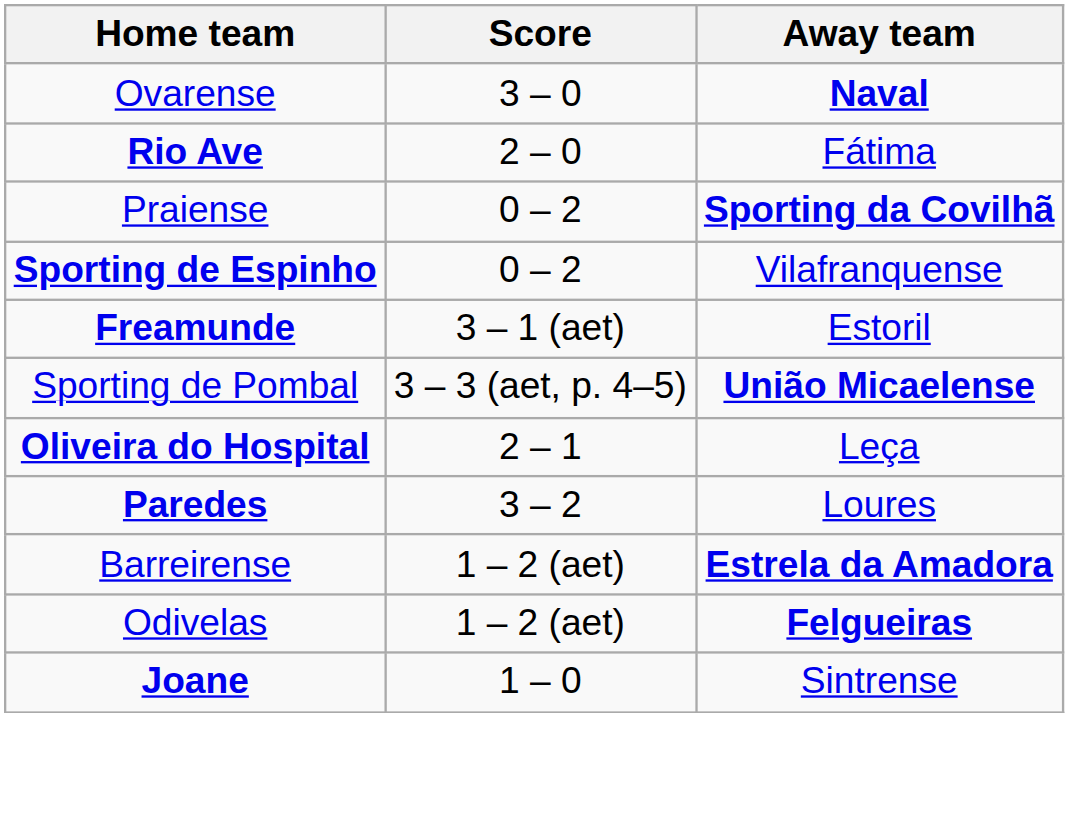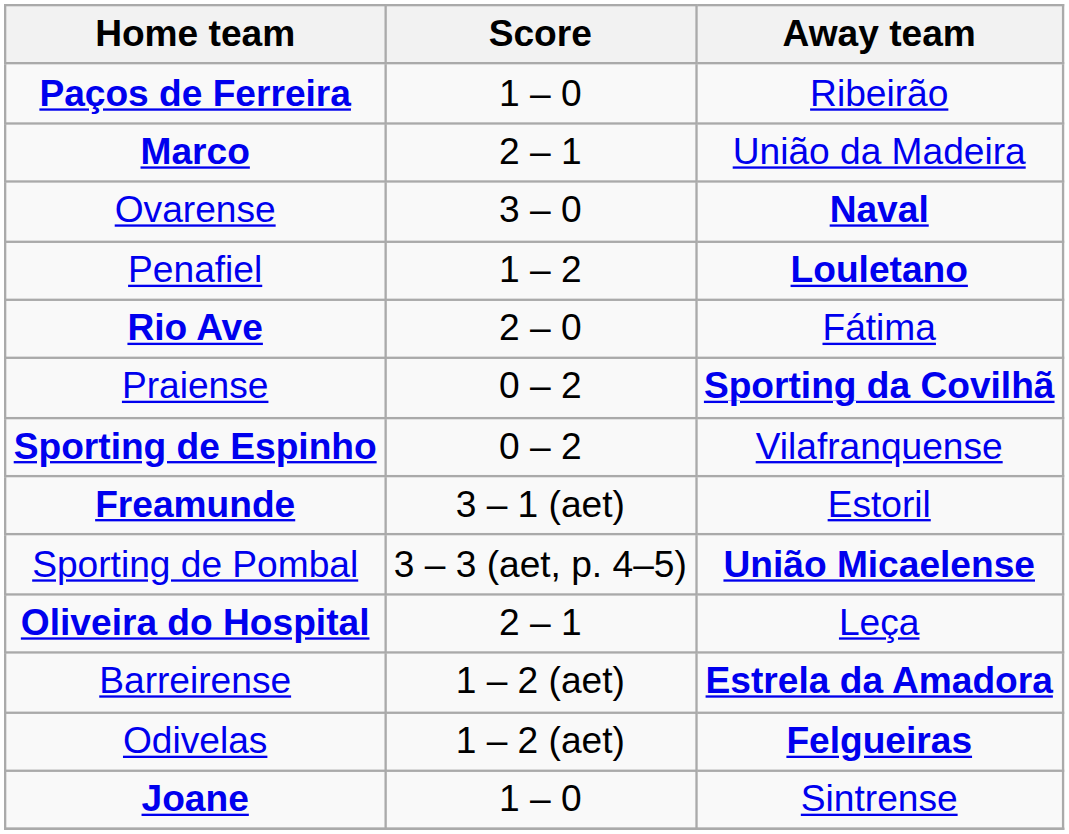+ row: (195, 92)
+ row: (195, 151)
+ row: (195, 269)
- row: (195, 504)
